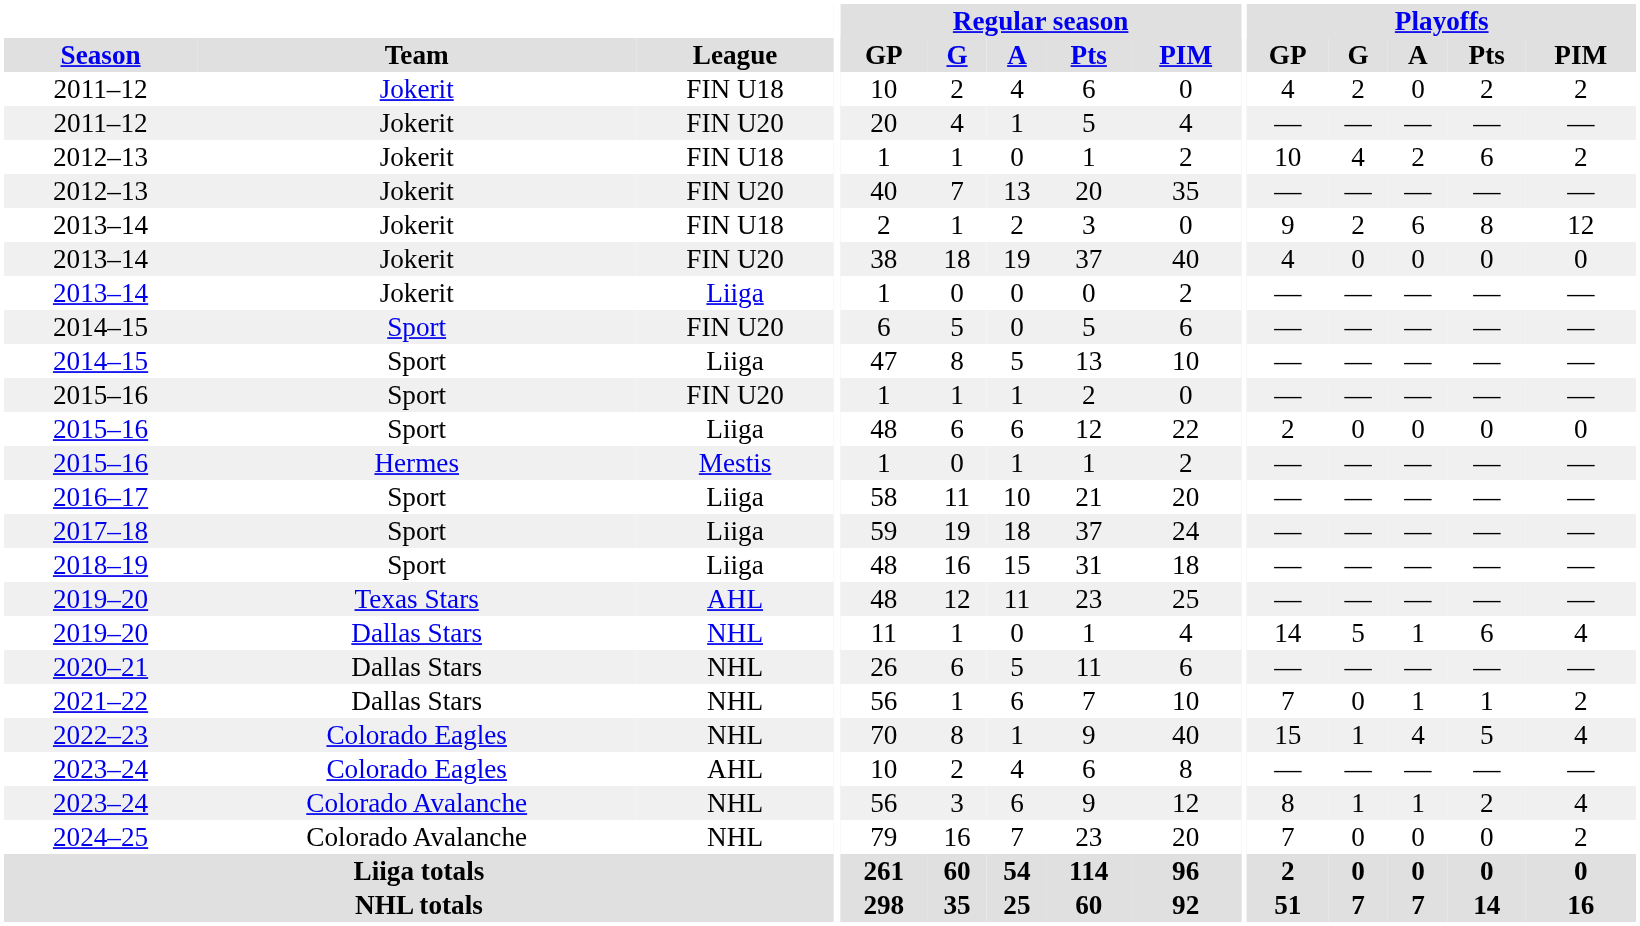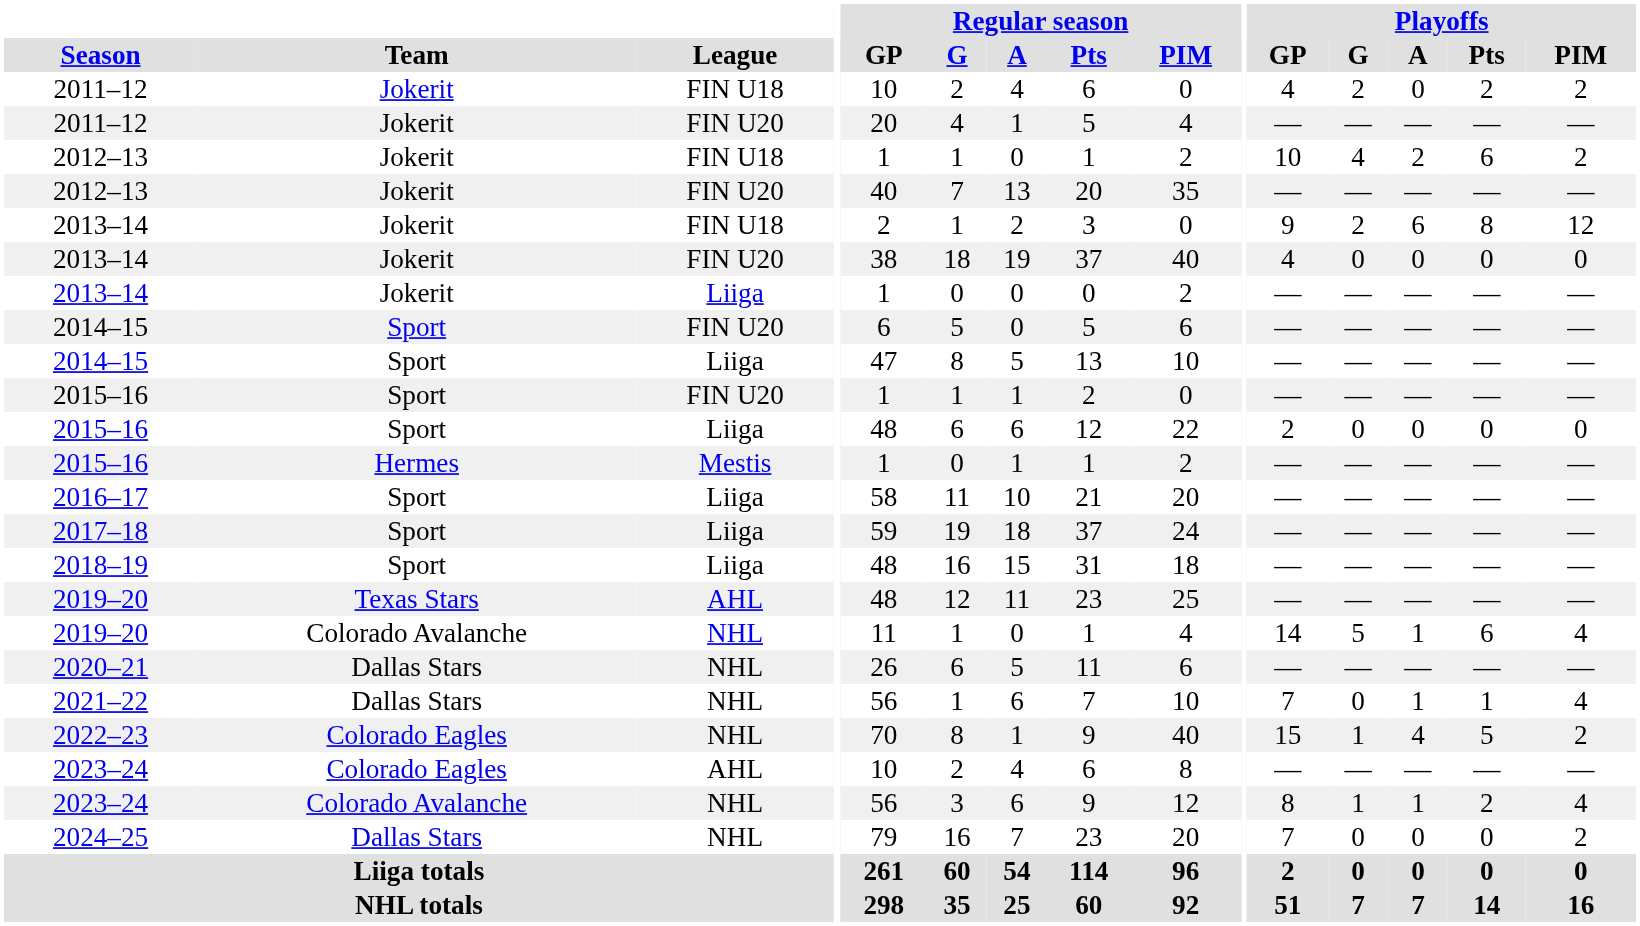(417, 632) Dallas Stars -> (417, 632) Colorado Avalanche
(1581, 700) 2 -> (1581, 700) 4
(1581, 734) 4 -> (1581, 734) 2
(417, 836) Colorado Avalanche -> (417, 836) Dallas Stars
